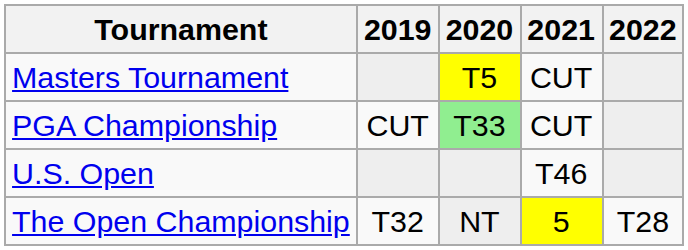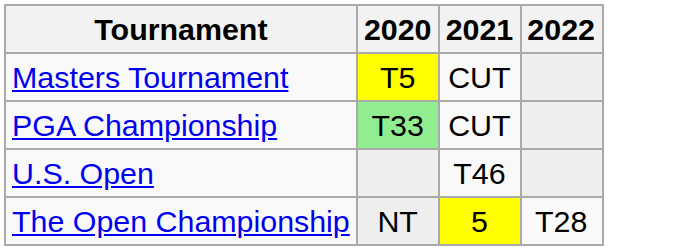- column: (398, 29)
